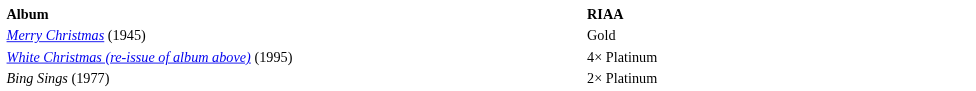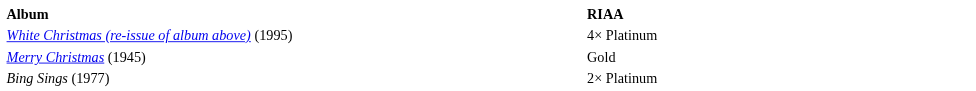rows swapped: (76, 35) <-> (149, 57)
